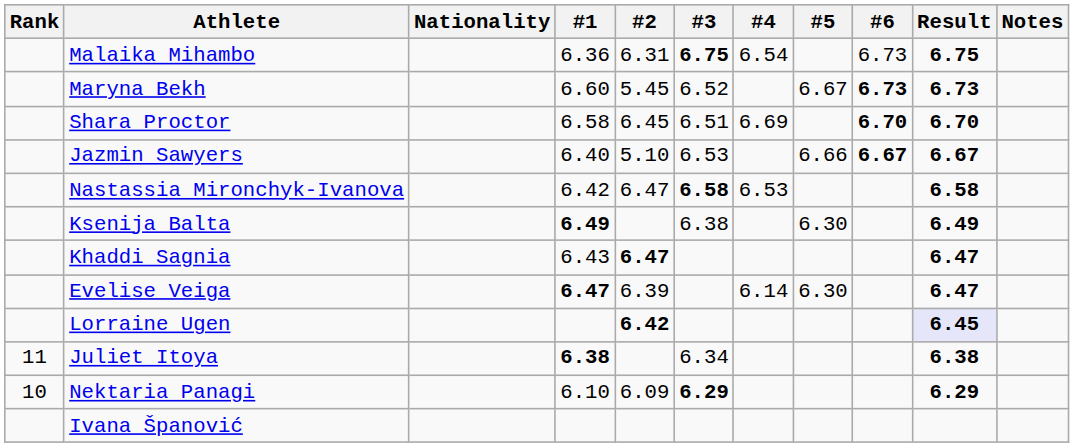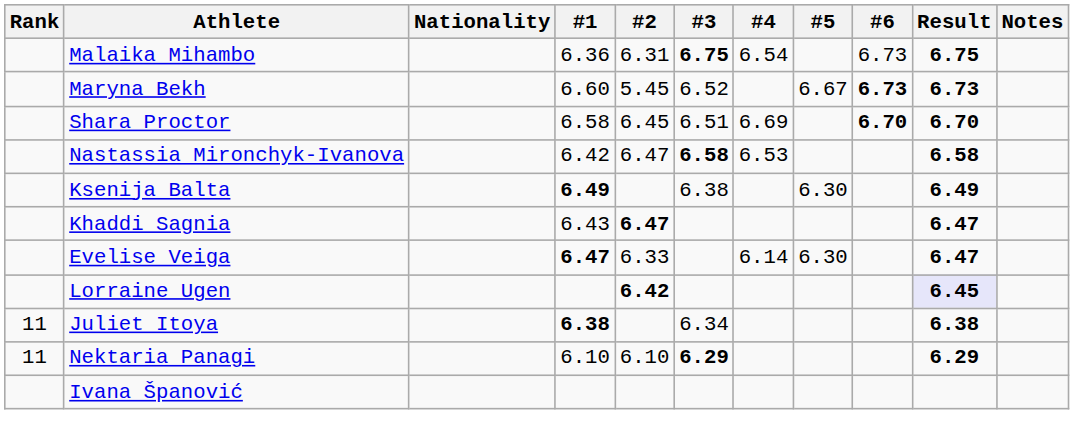- row: (156, 156)
(645, 291) 6.39 -> (645, 257) 6.33
(35, 392) 10 -> (35, 359) 11
(645, 392) 6.09 -> (645, 359) 6.10
